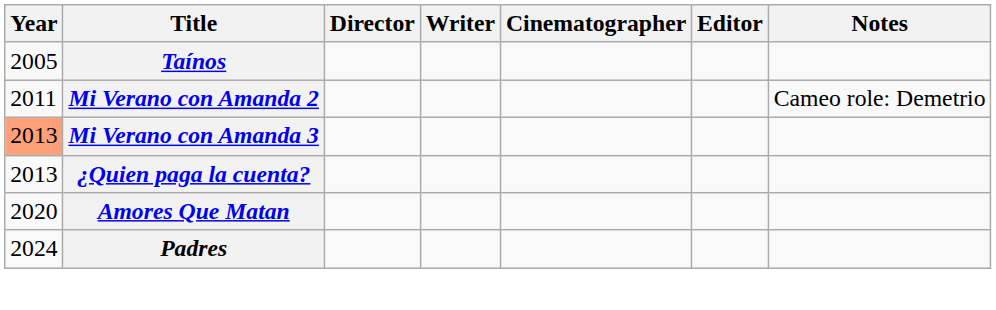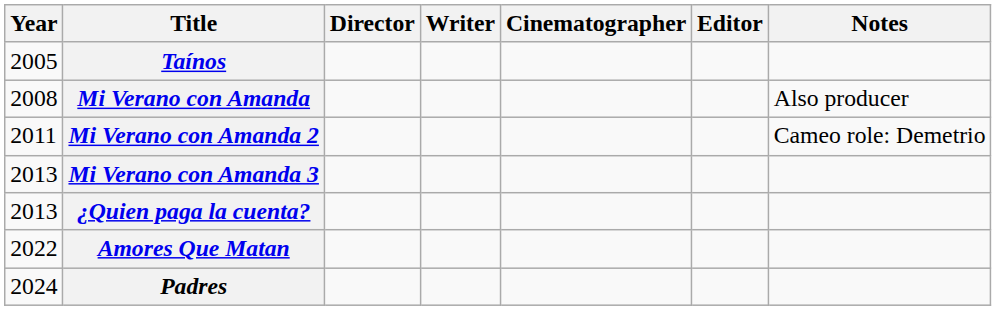+ row: (194, 98)
(34, 135) lightsalmon background -> (34, 173) no background
(34, 211) 2020 -> (34, 248) 2022
